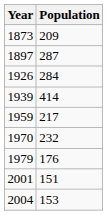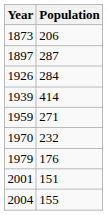(49, 35) 209 -> (49, 35) 206
(49, 117) 217 -> (49, 117) 271
(49, 199) 153 -> (49, 199) 155
